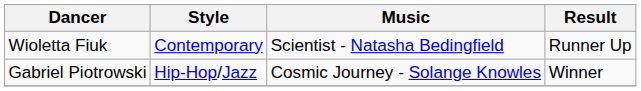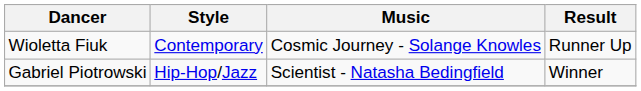(387, 45) Scientist - Natasha Bedingfield -> (406, 45) Cosmic Journey - Solange Knowles
(406, 72) Cosmic Journey - Solange Knowles -> (387, 72) Scientist - Natasha Bedingfield
